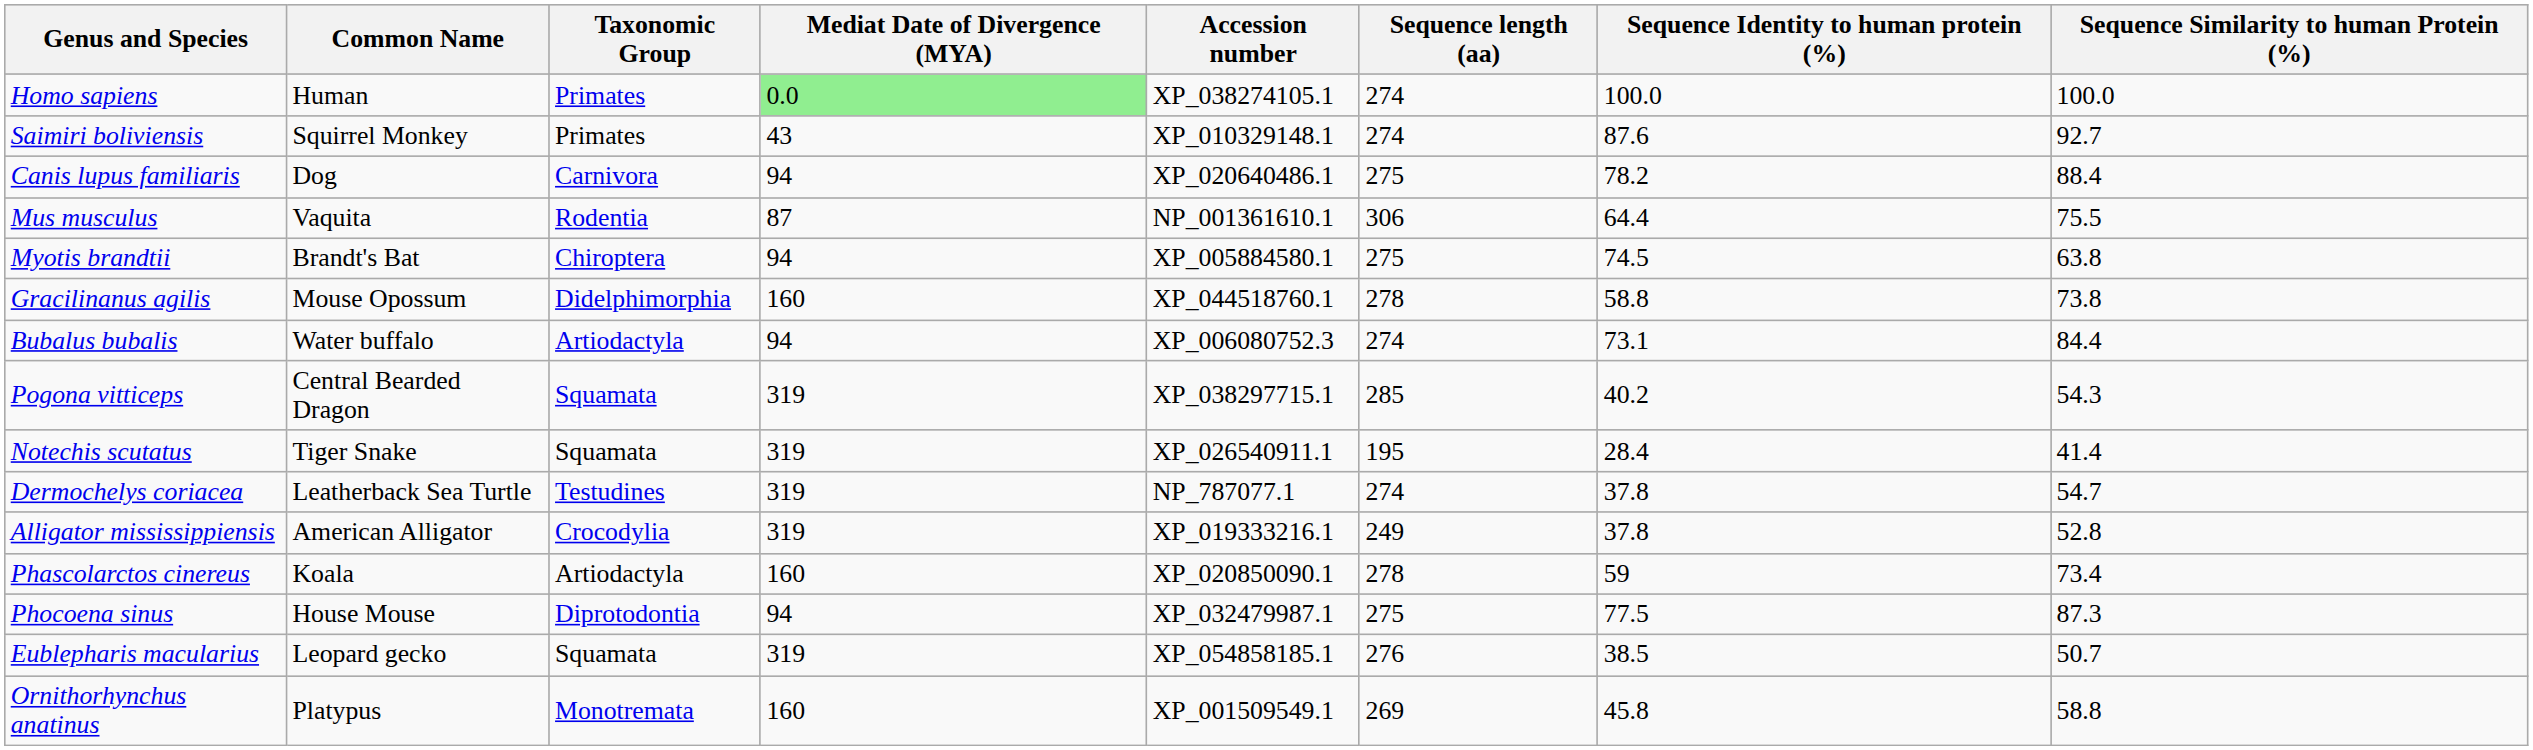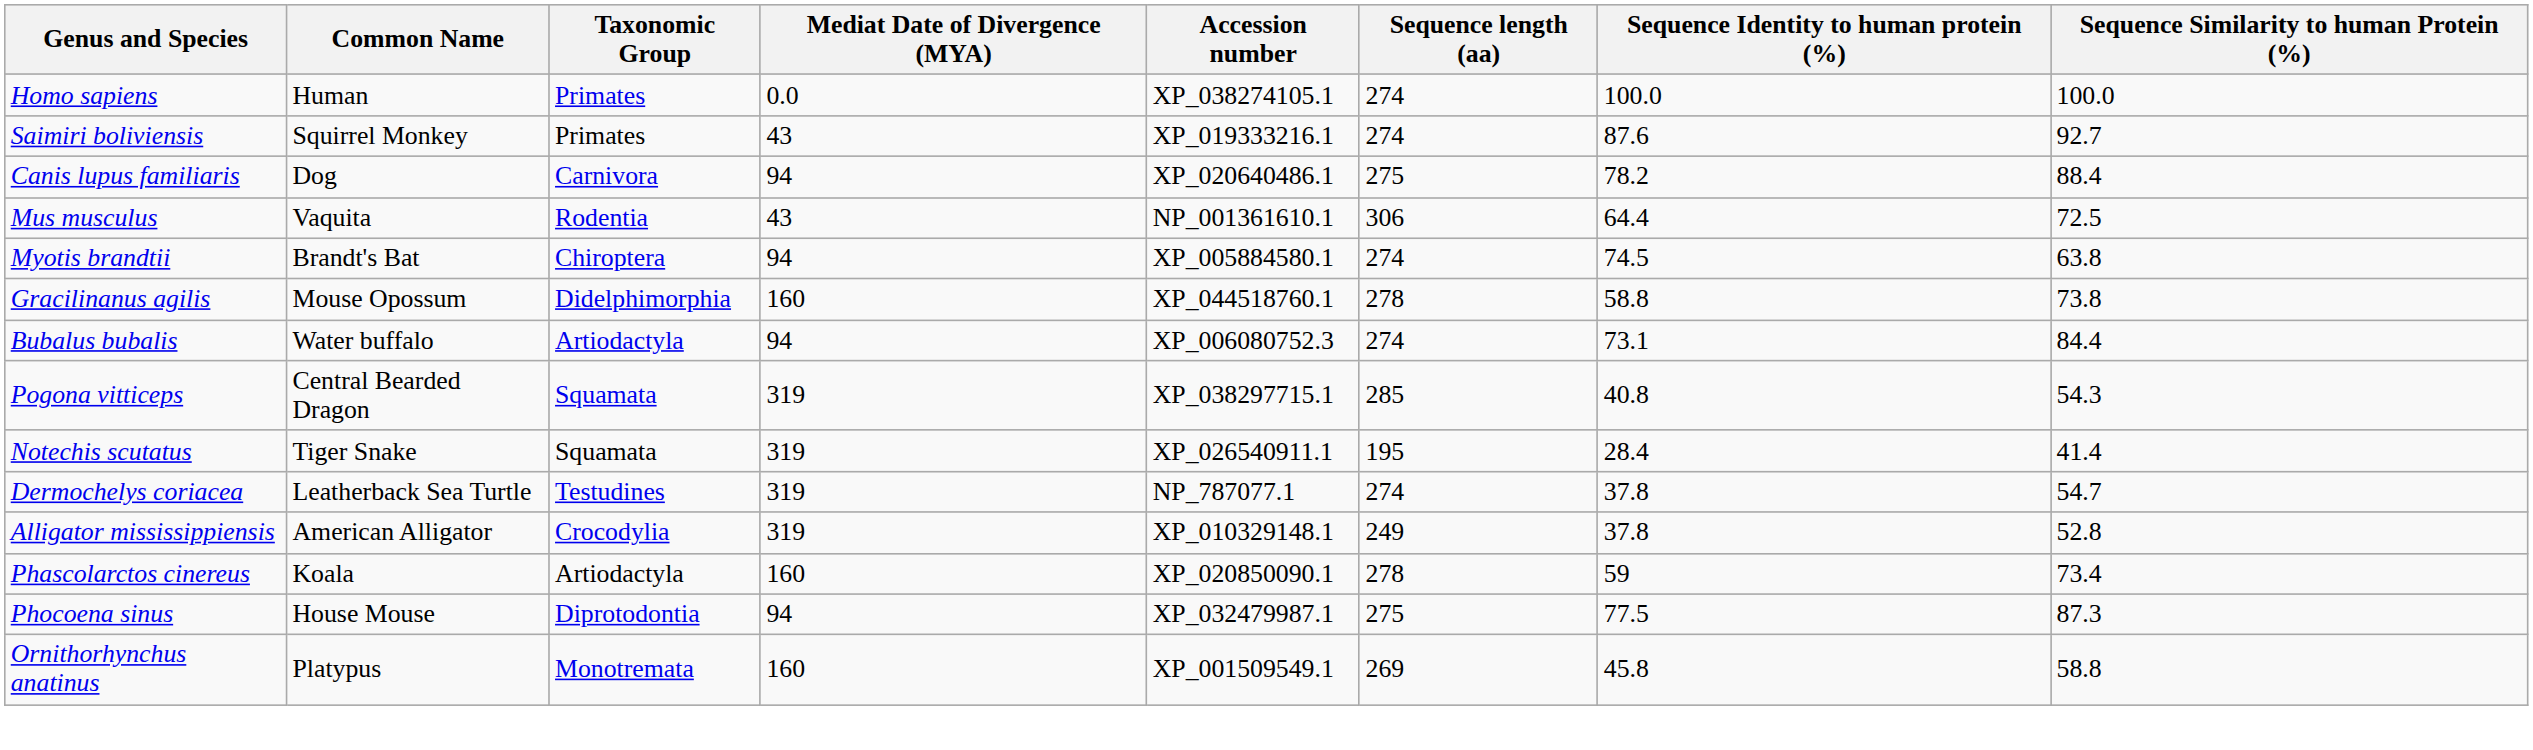(782, 94) lightgreen background -> (782, 94) no background
(1243, 135) XP_010329148.1 -> (1243, 135) XP_019333216.1
(779, 217) 87 -> (779, 217) 43
(2079, 217) 75.5 -> (2079, 217) 72.5
(1385, 258) 275 -> (1385, 258) 274
(1626, 395) 40.2 -> (1626, 395) 40.8
(1243, 532) XP_019333216.1 -> (1243, 532) XP_010329148.1
- row: (135, 654)
